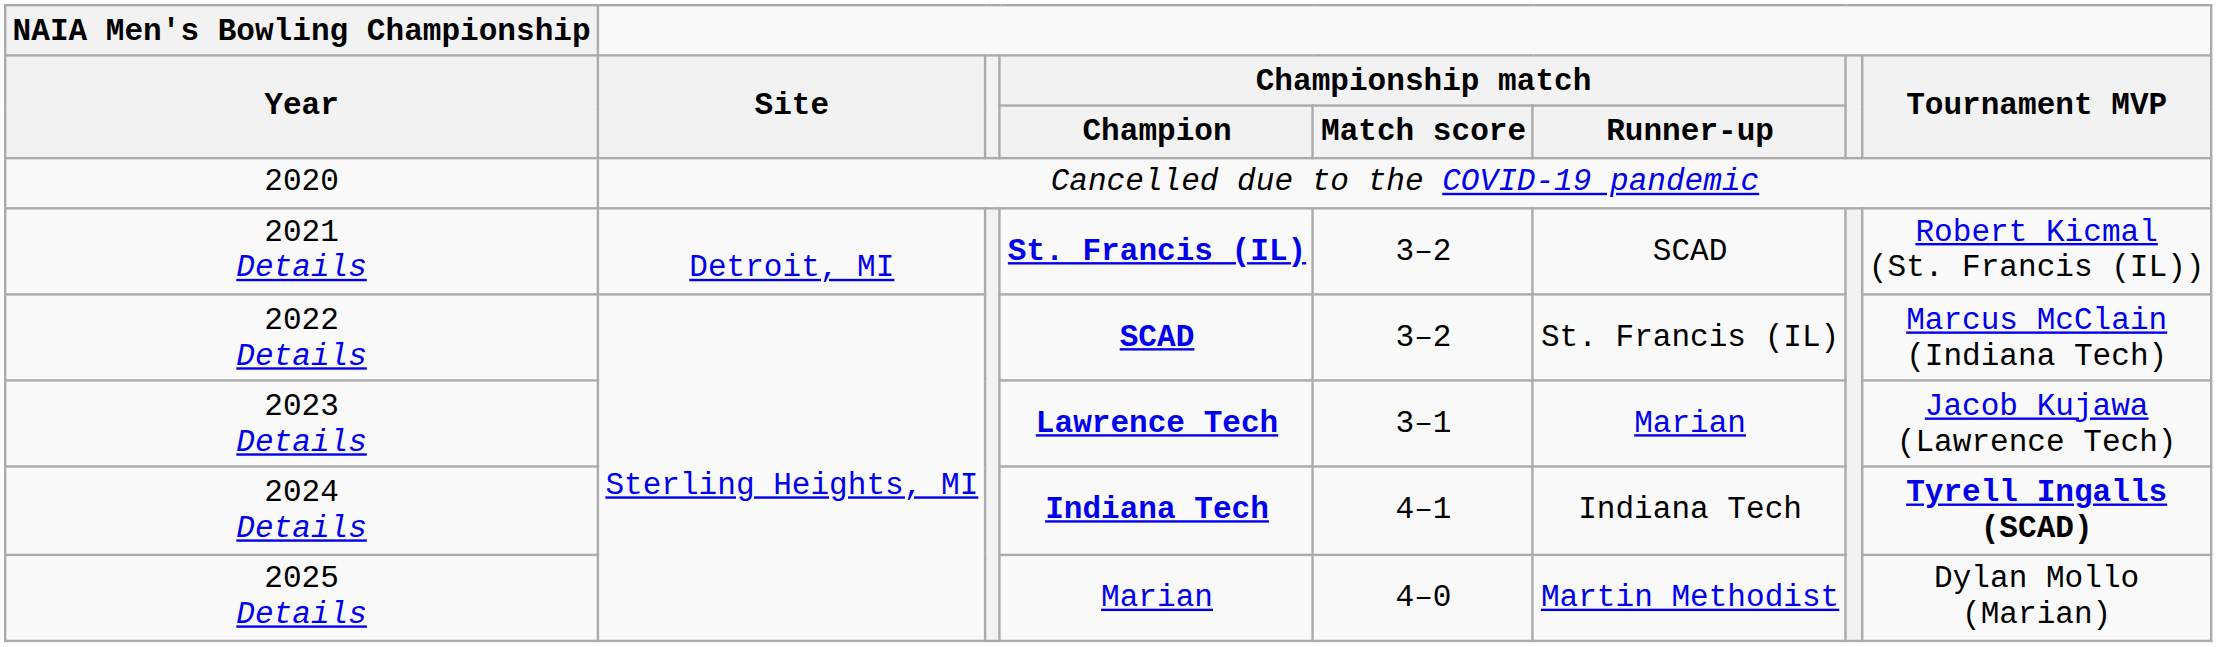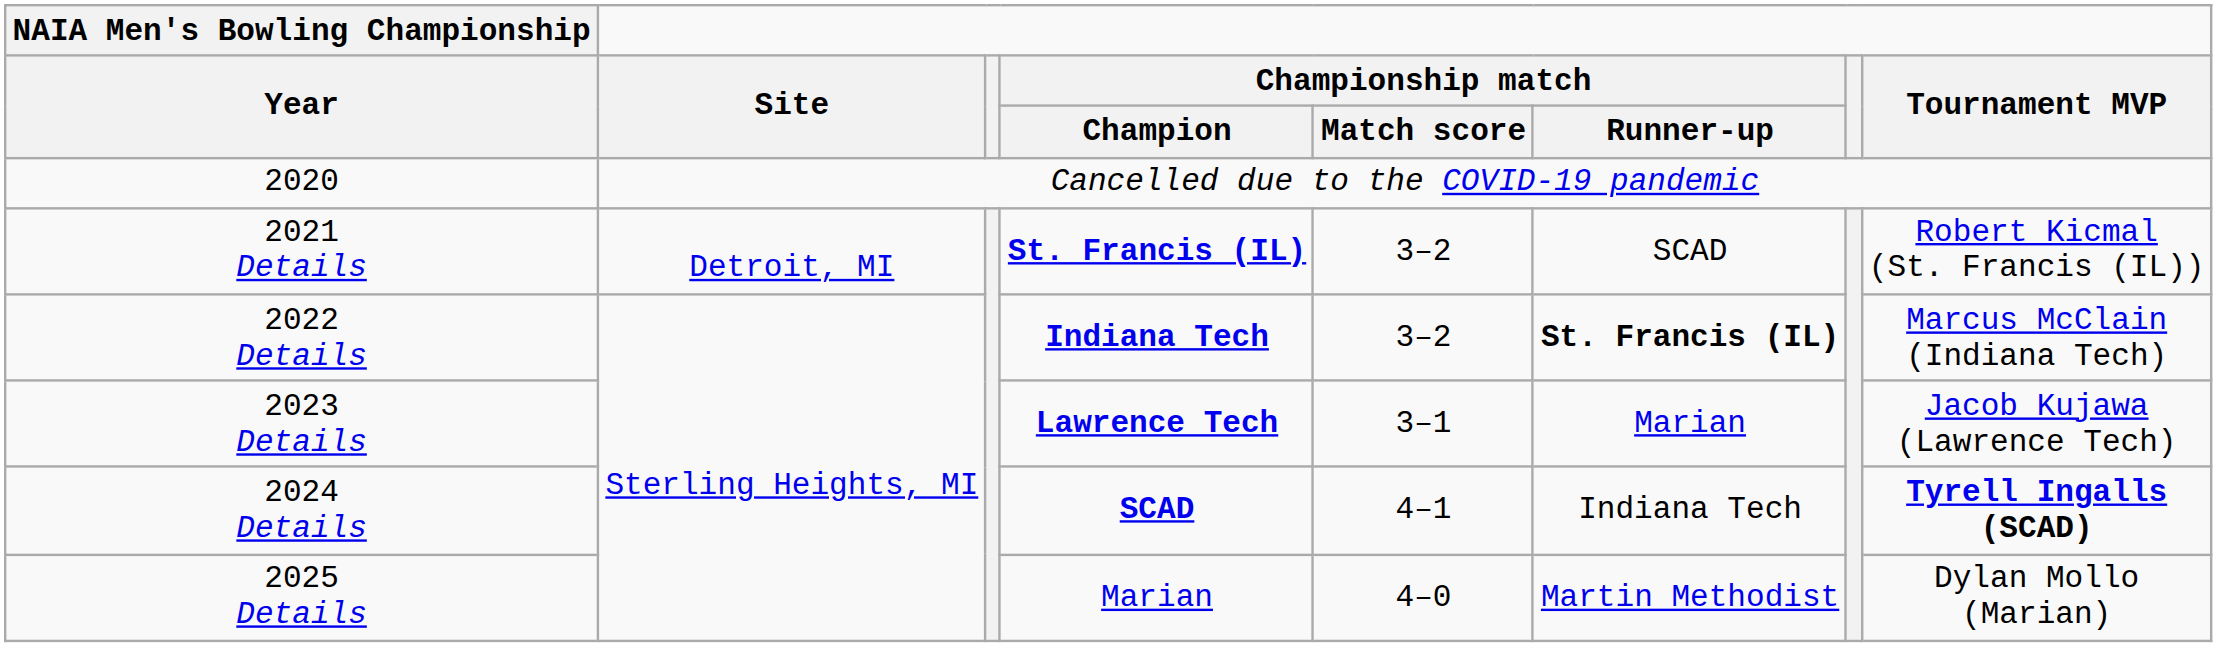(1157, 337) SCAD -> (1157, 337) Indiana Tech
(1690, 337) normal -> (1690, 337) bold
(1157, 510) Indiana Tech -> (1157, 510) SCAD
